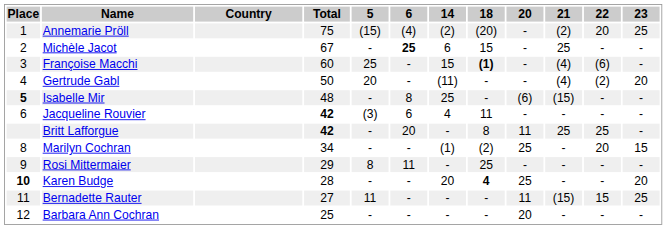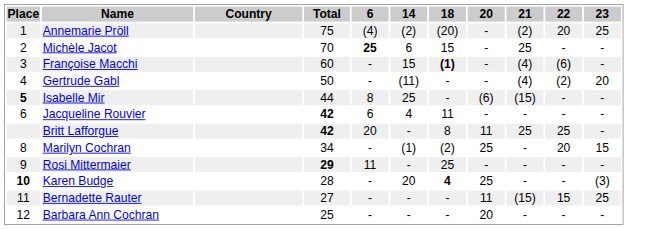- column: (370, 14)
(327, 48) 67 -> (327, 48) 70
(327, 98) 48 -> (327, 98) 44
(327, 165) normal -> (327, 165) bold
(641, 181) 20 -> (602, 181) (3)
